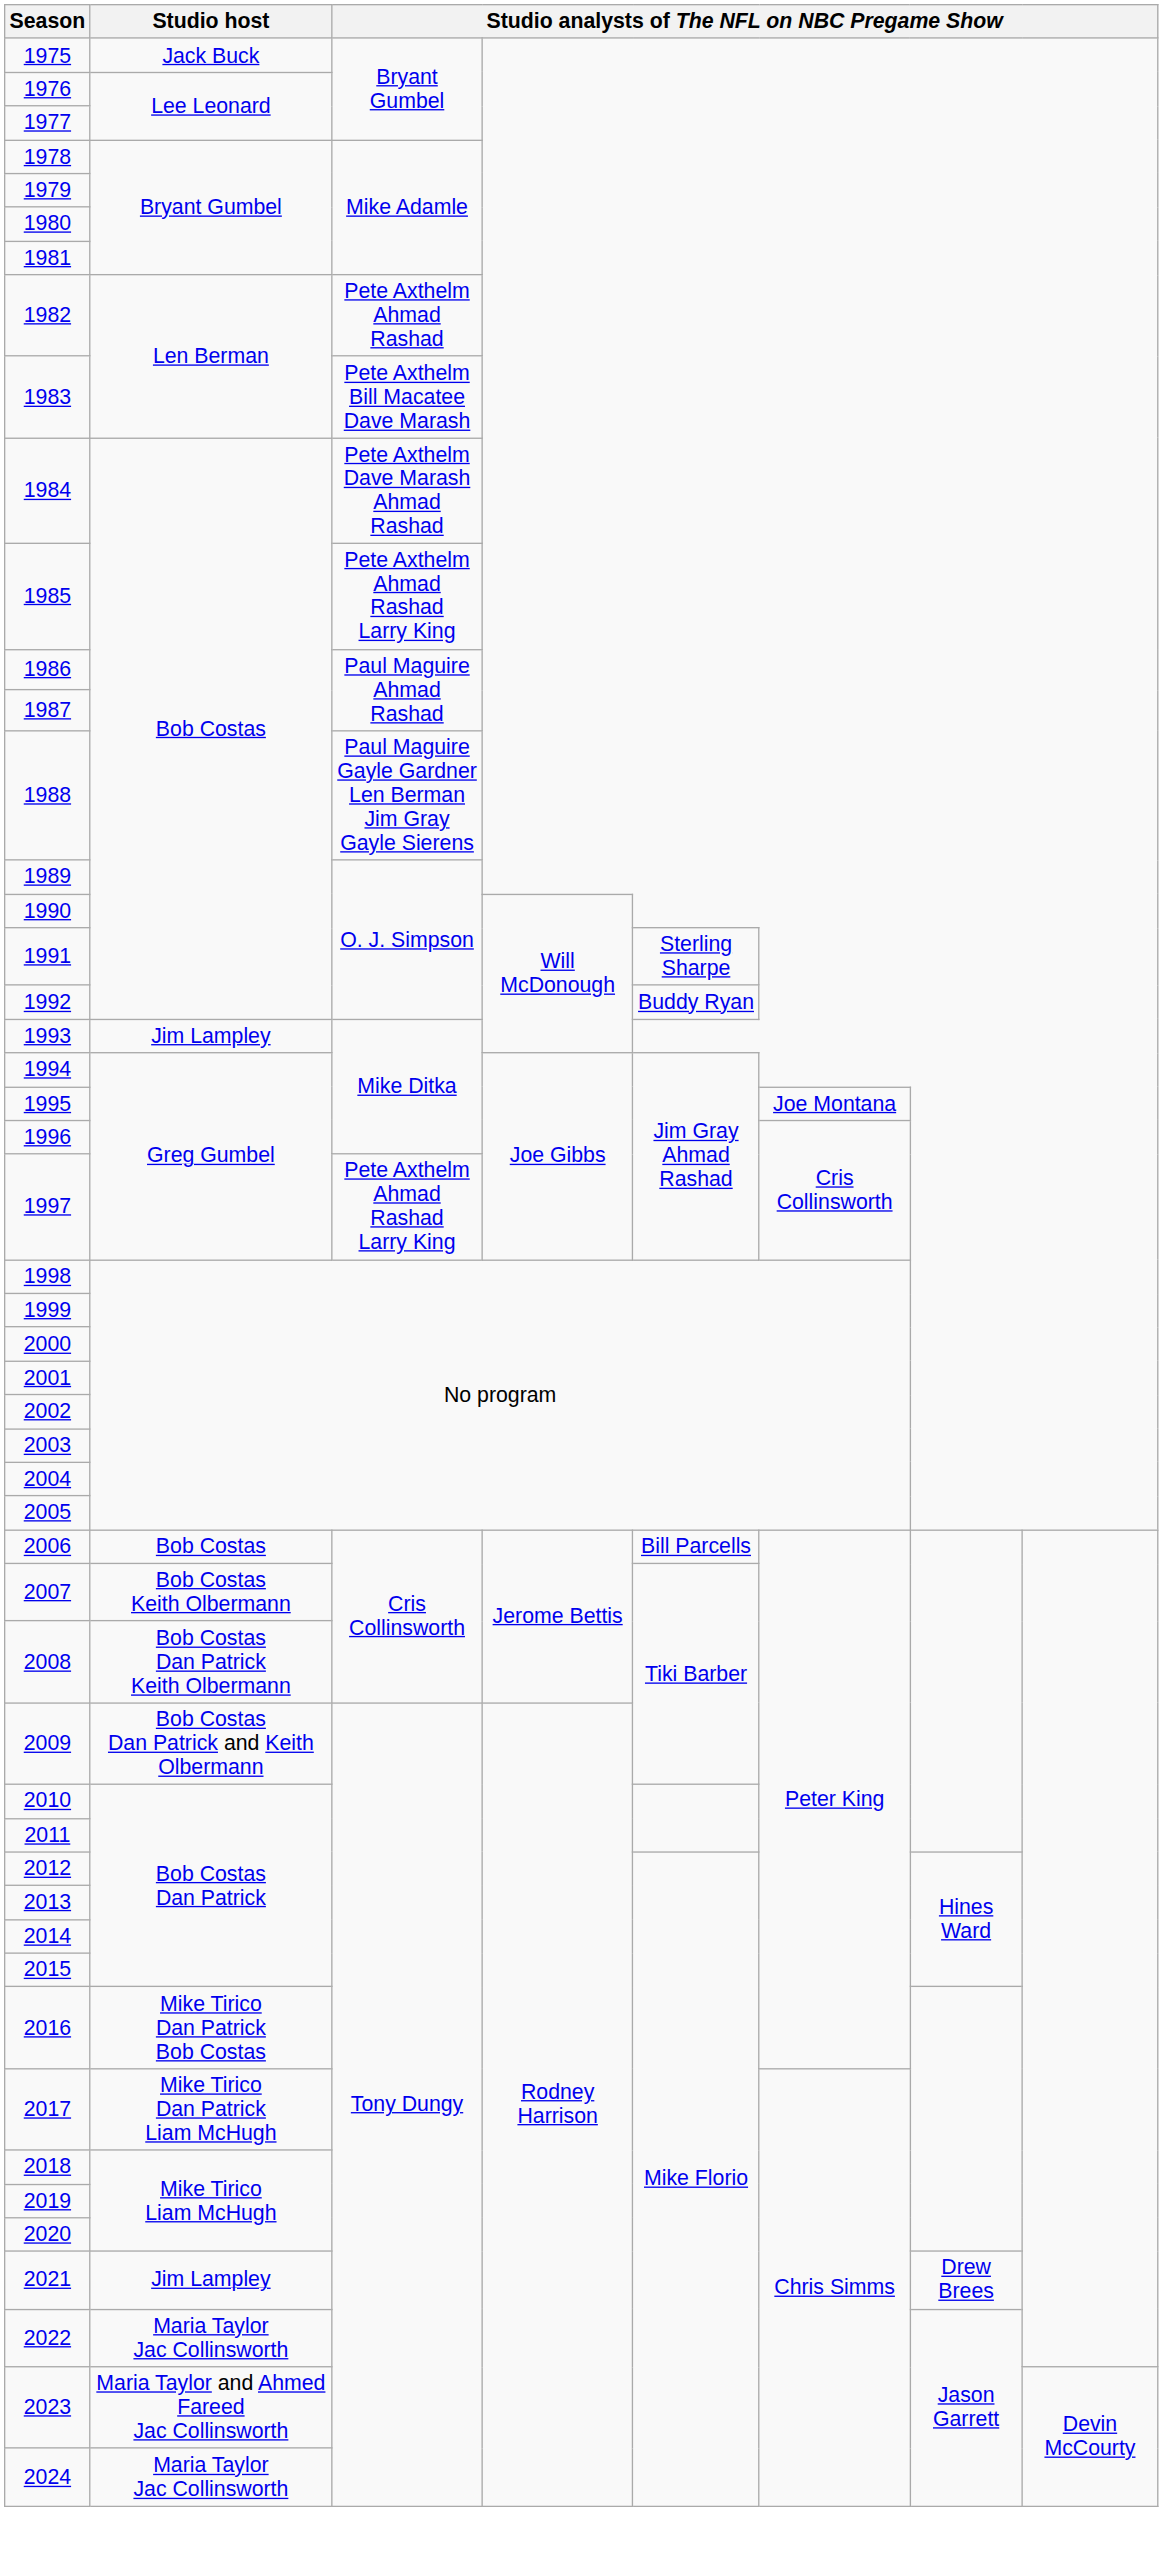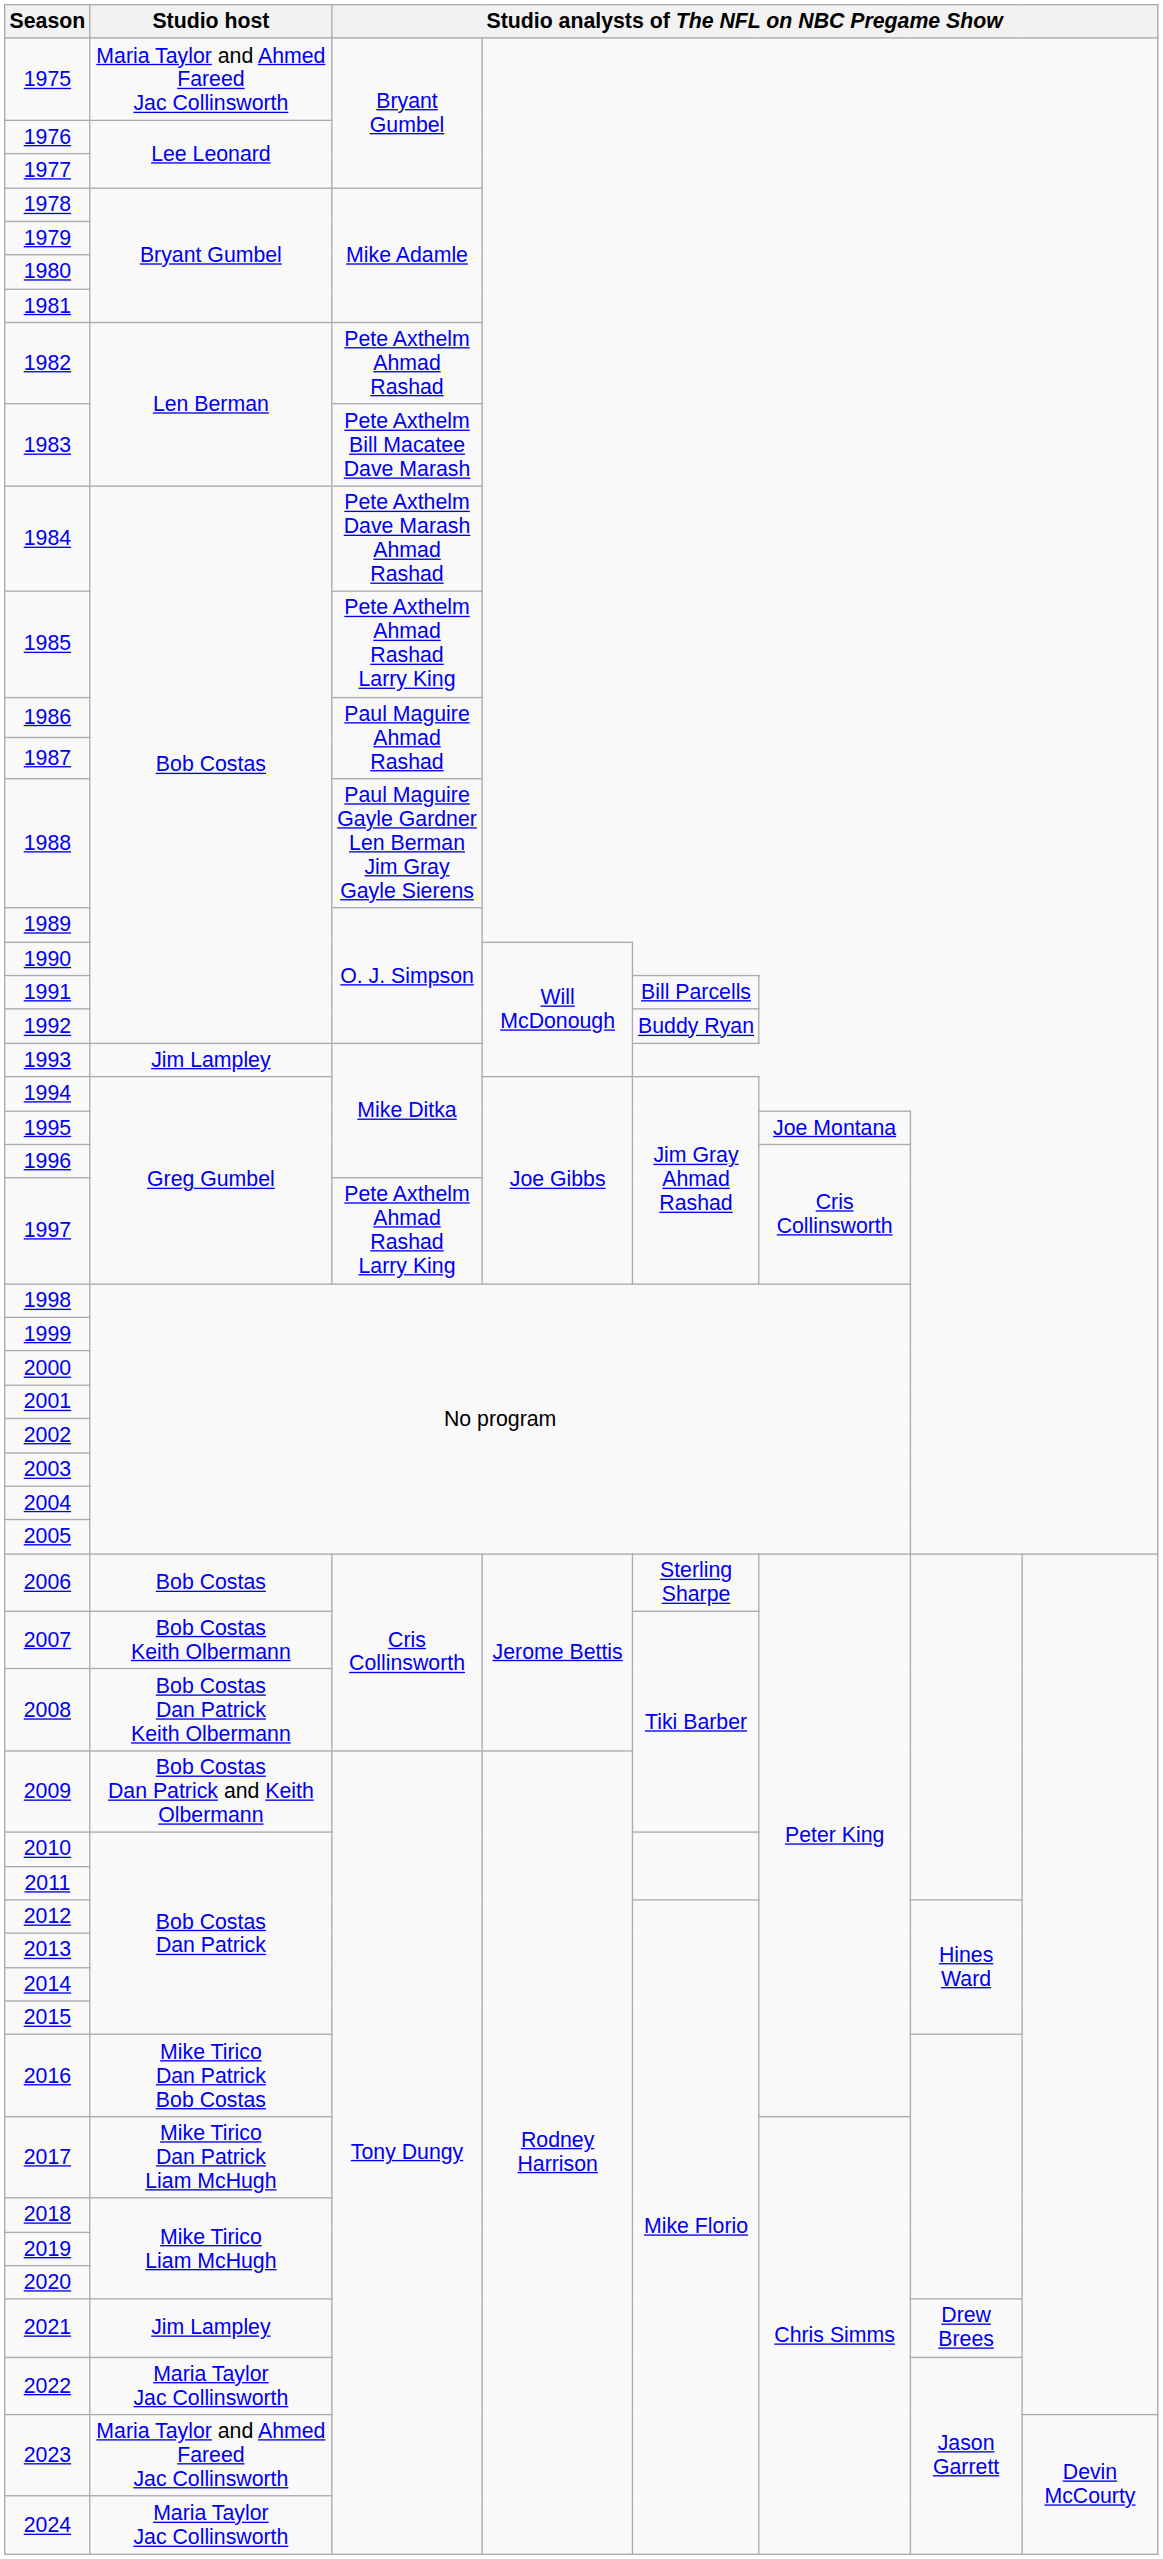(211, 55) Jack Buck -> (211, 79) Maria Taylor and Ahmed Fareed Jac Collinsworth
(696, 956) Sterling Sharpe -> (696, 992) Bill Parcells
(696, 1546) Bill Parcells -> (696, 1582) Sterling Sharpe
